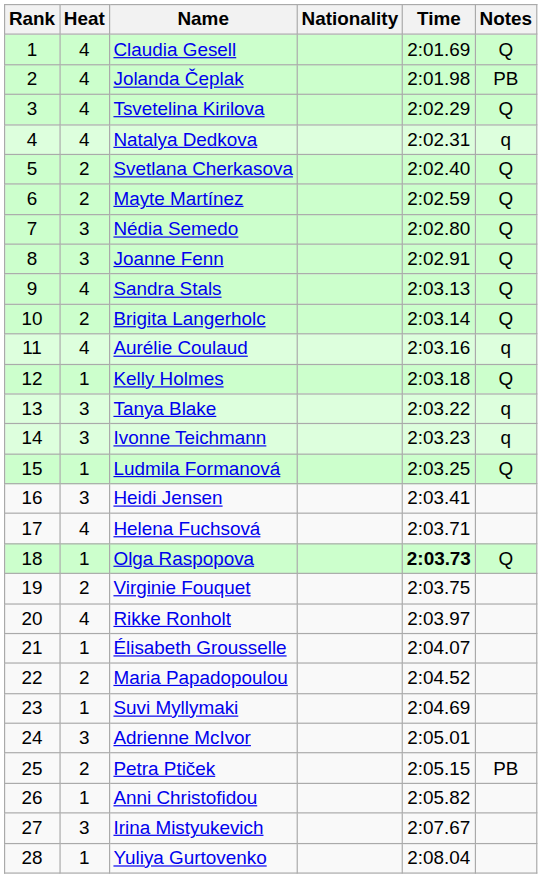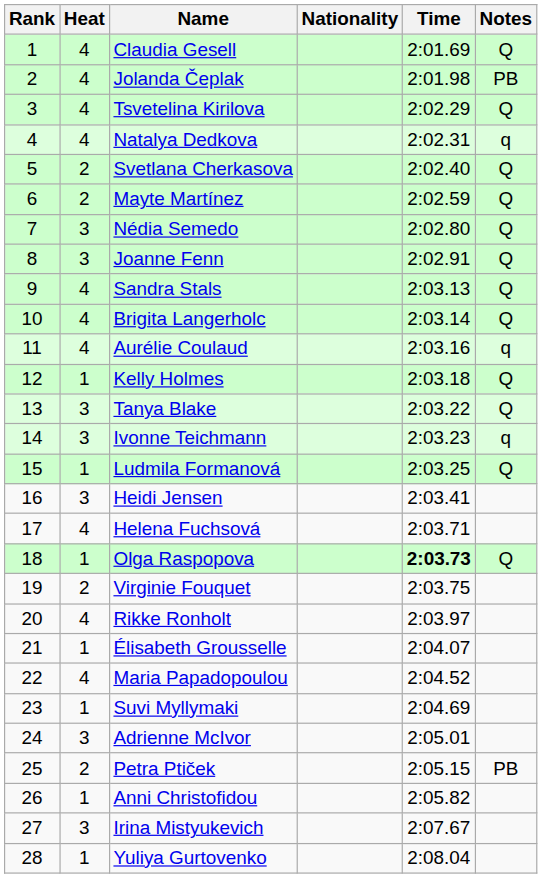(84, 318) 2 -> (84, 318) 4
(506, 408) q -> (506, 408) Q
(84, 678) 2 -> (84, 678) 4
